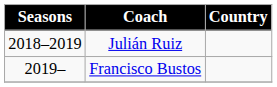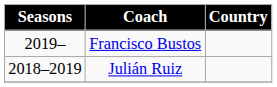rows swapped: (145, 43) <-> (145, 69)
